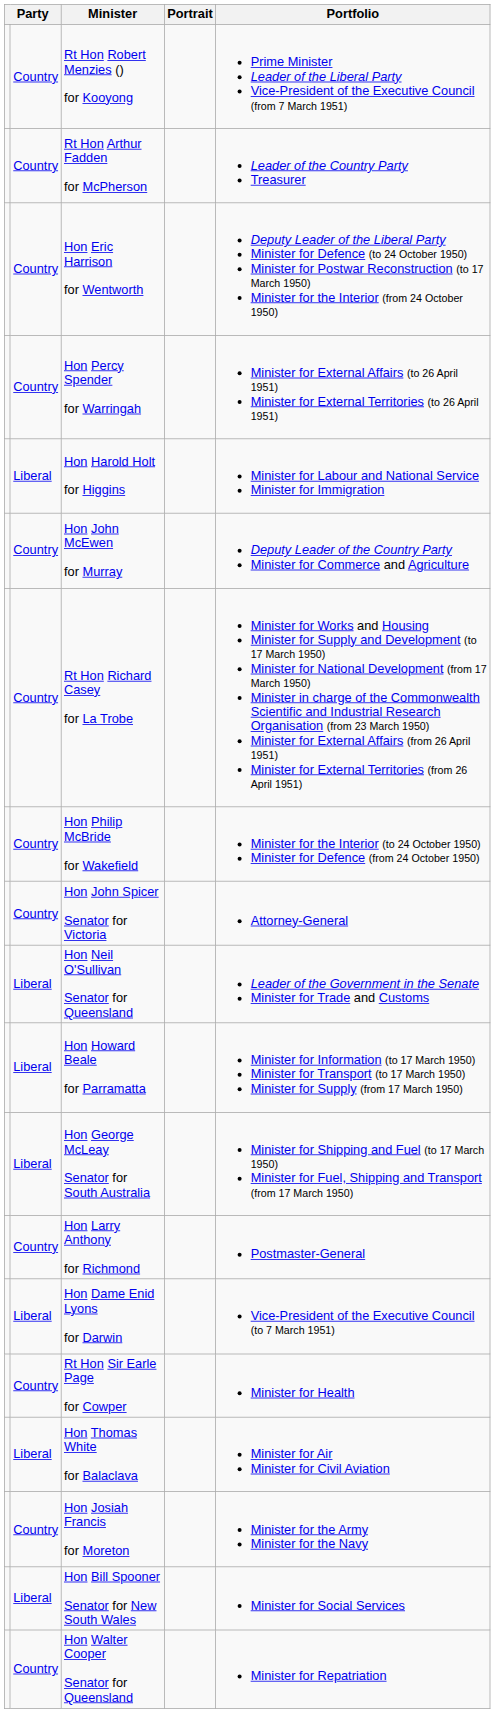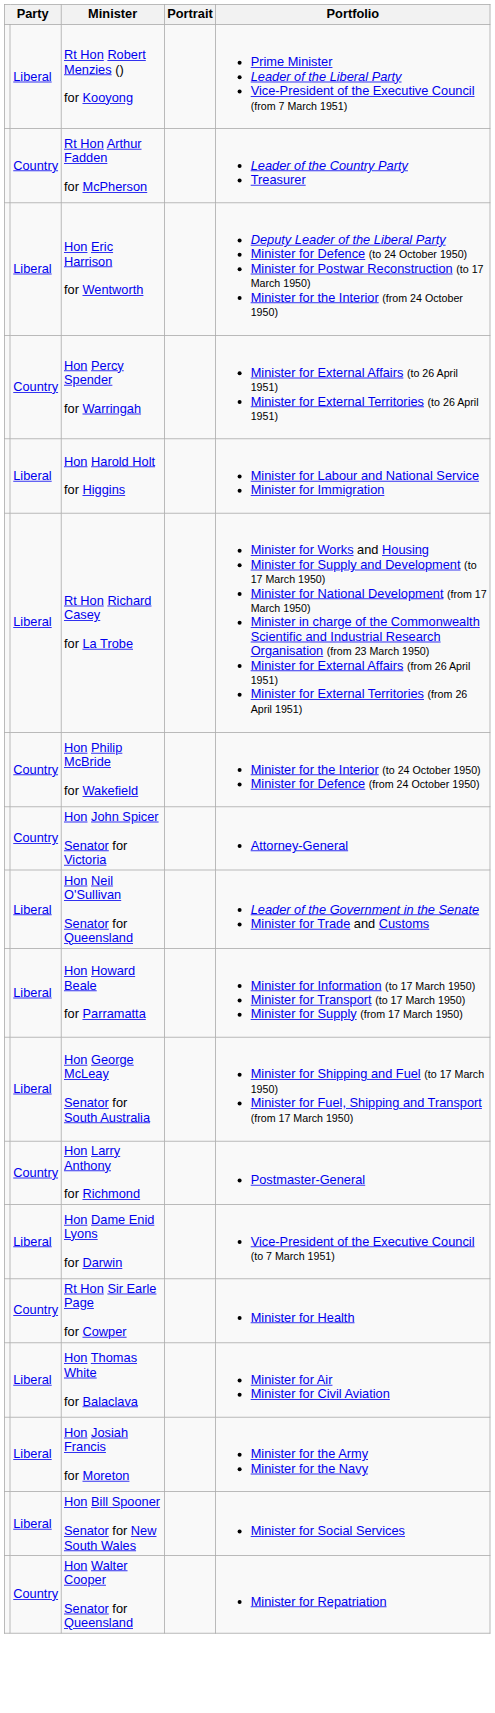(36, 76) Country -> (32, 76) Liberal
(36, 269) Country -> (32, 269) Liberal
- row: (93, 550)
(36, 697) Country -> (32, 622) Liberal
(36, 1529) Country -> (32, 1454) Liberal
